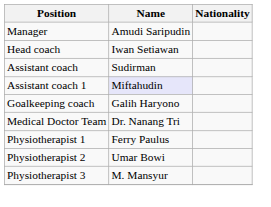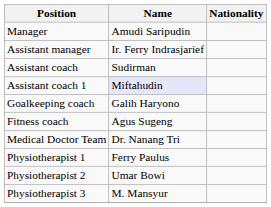+ row: (49, 49)
- row: (34, 49)
+ row: (38, 121)
